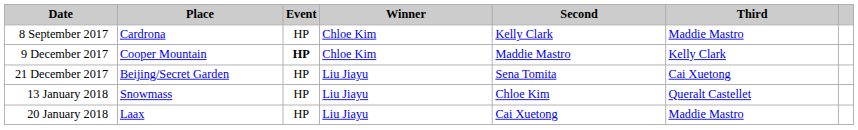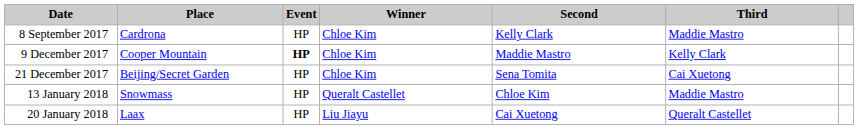(345, 74) Liu Jiayu -> (349, 74) Chloe Kim
(345, 94) Liu Jiayu -> (364, 94) Queralt Castellet
(710, 94) Queralt Castellet -> (706, 94) Maddie Mastro
(706, 114) Maddie Mastro -> (710, 114) Queralt Castellet
